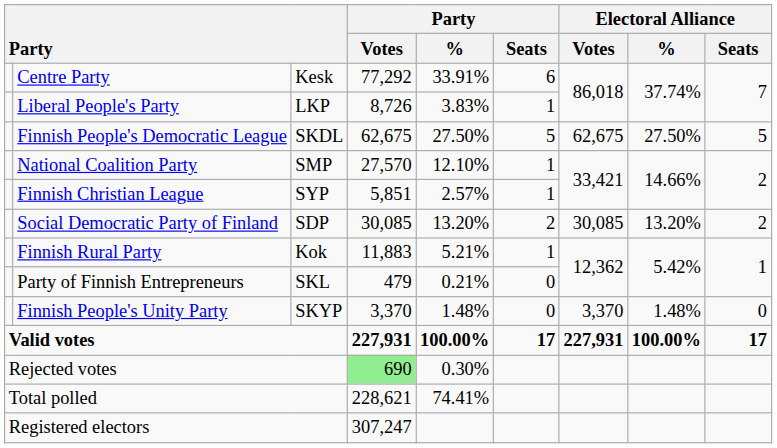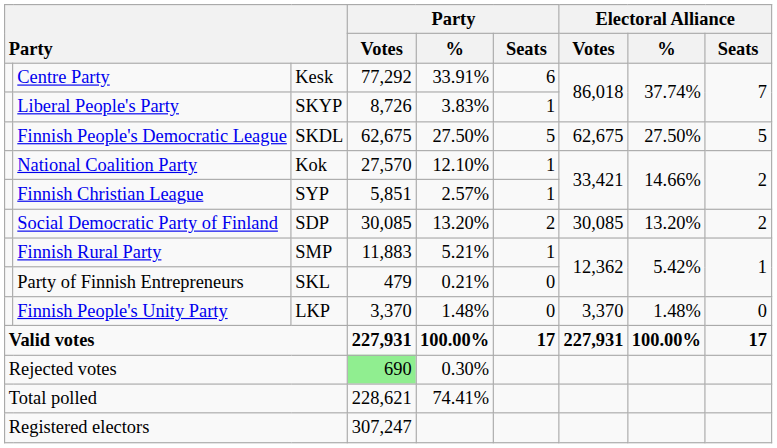(313, 106) LKP -> (319, 106) SKYP
(314, 164) SMP -> (311, 164) Kok
(311, 252) Kok -> (314, 252) SMP
(319, 310) SKYP -> (313, 310) LKP
